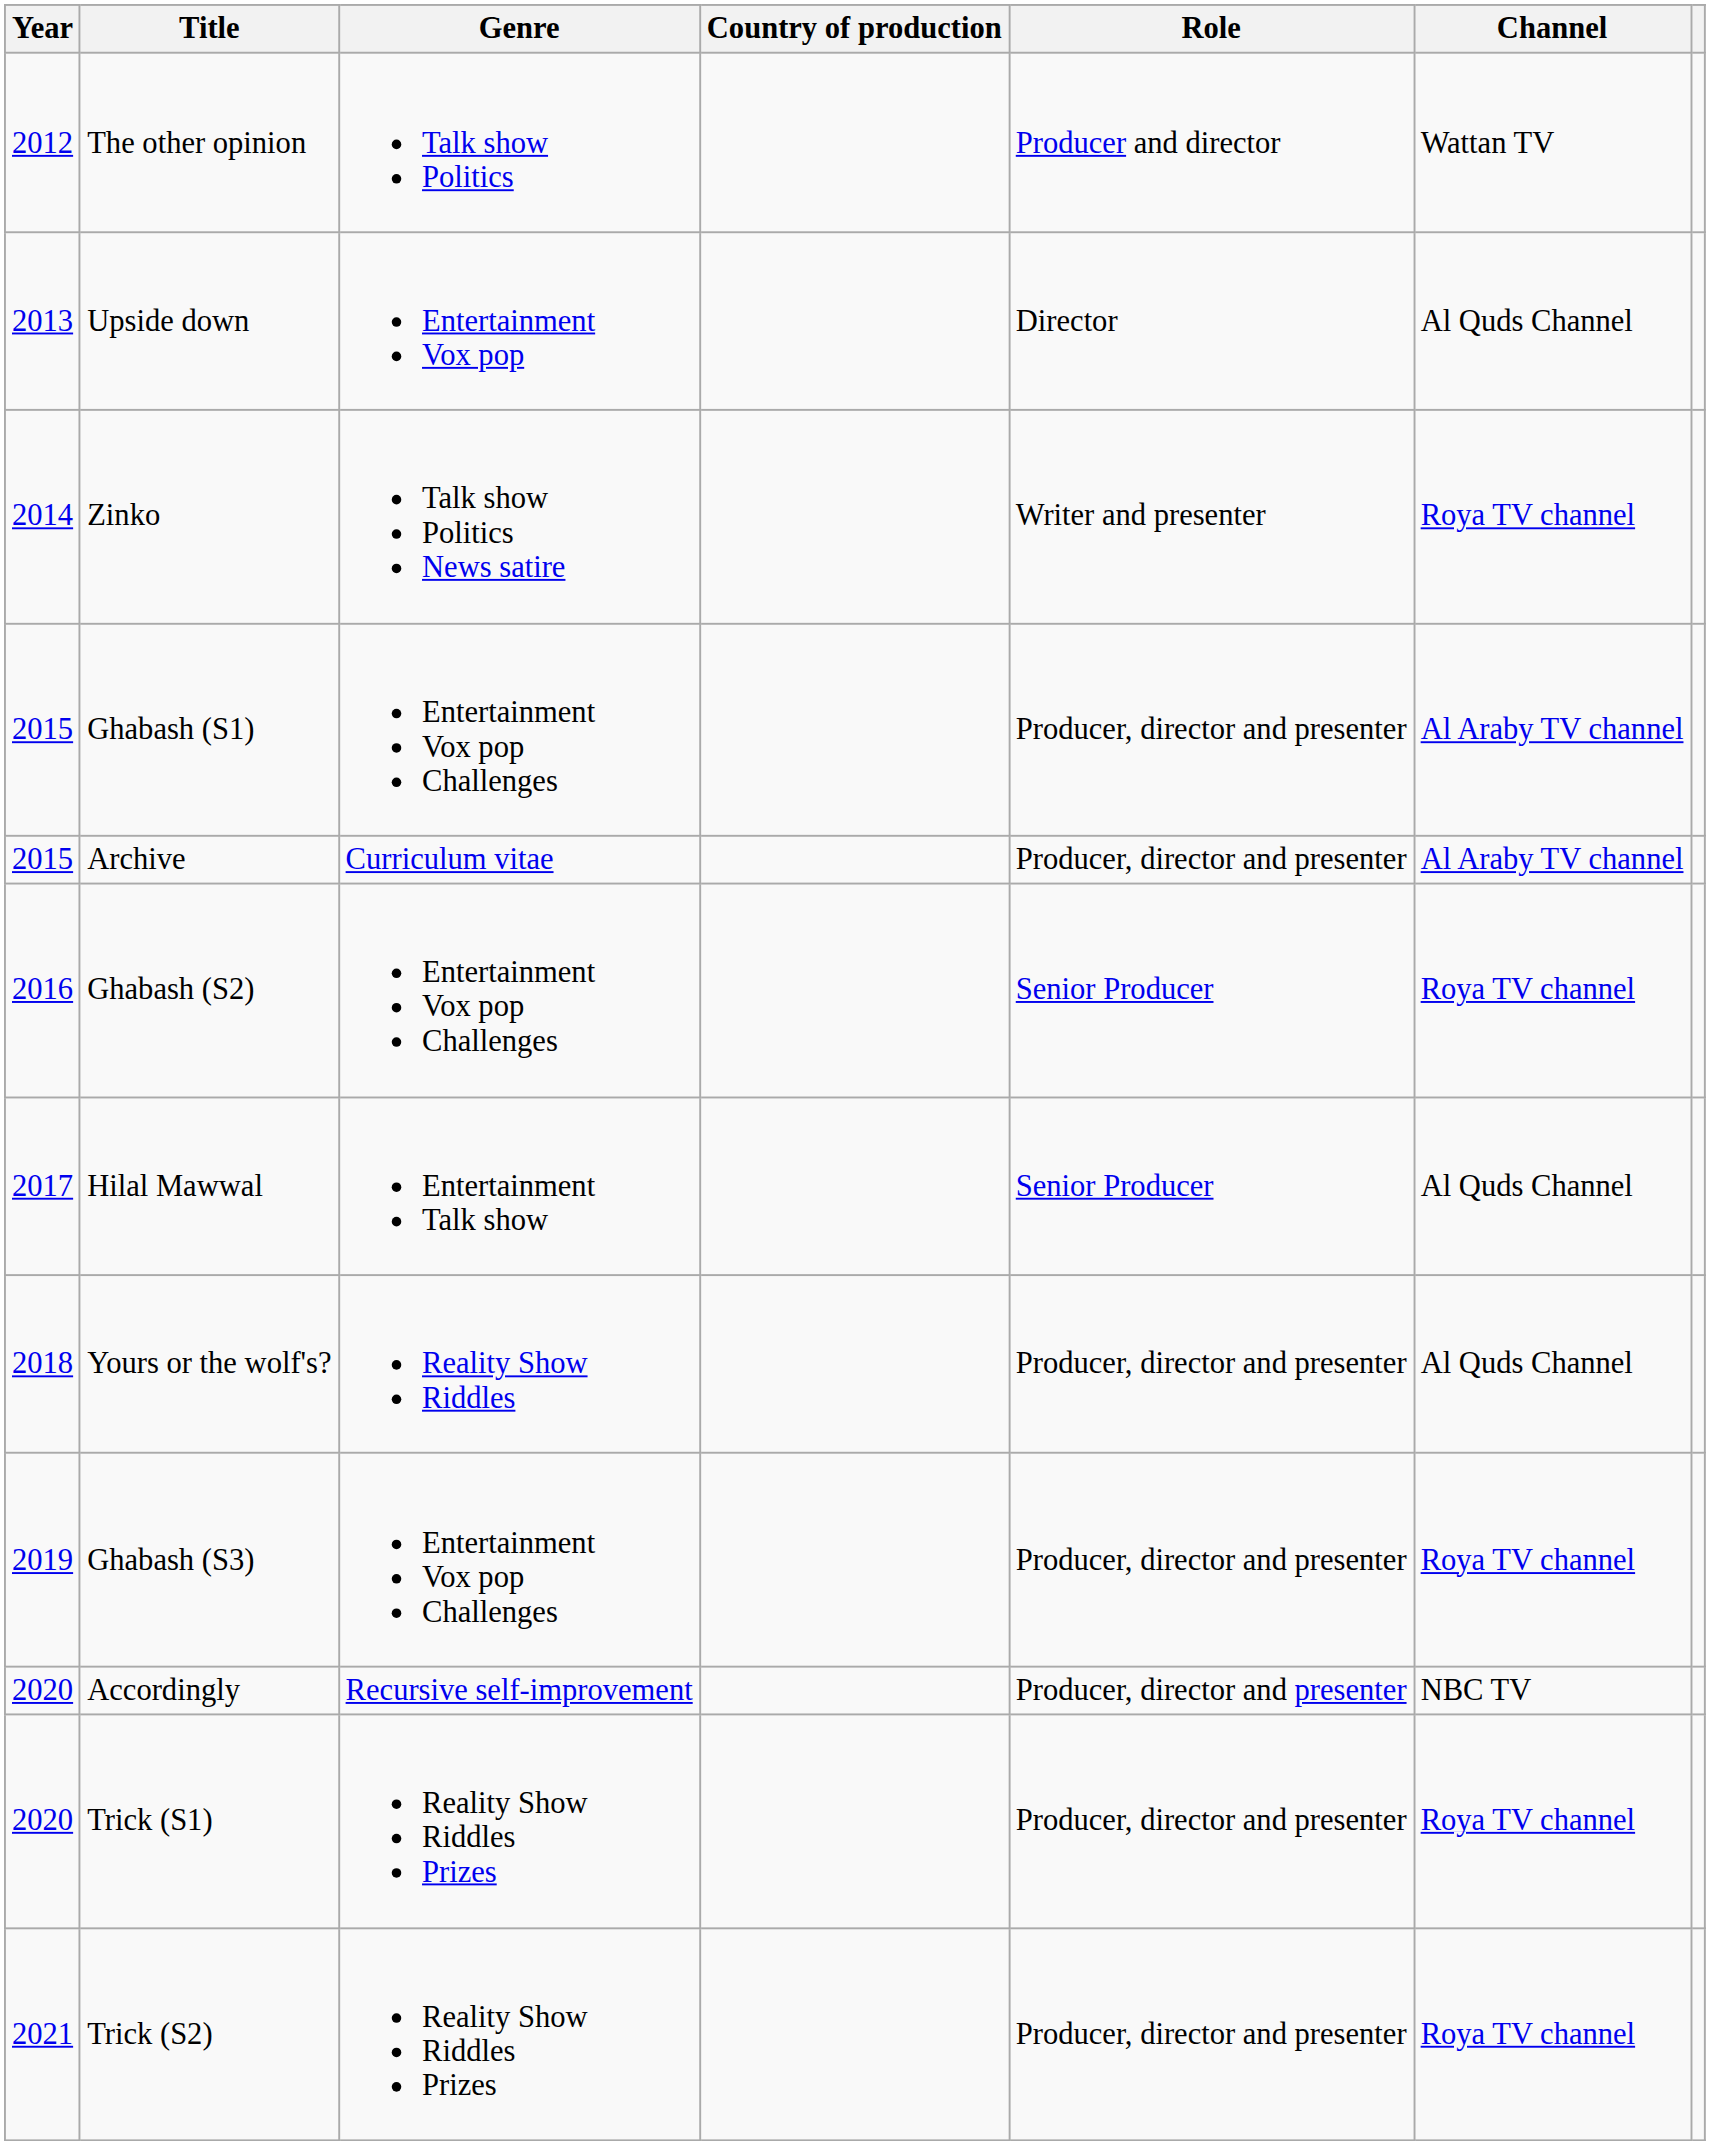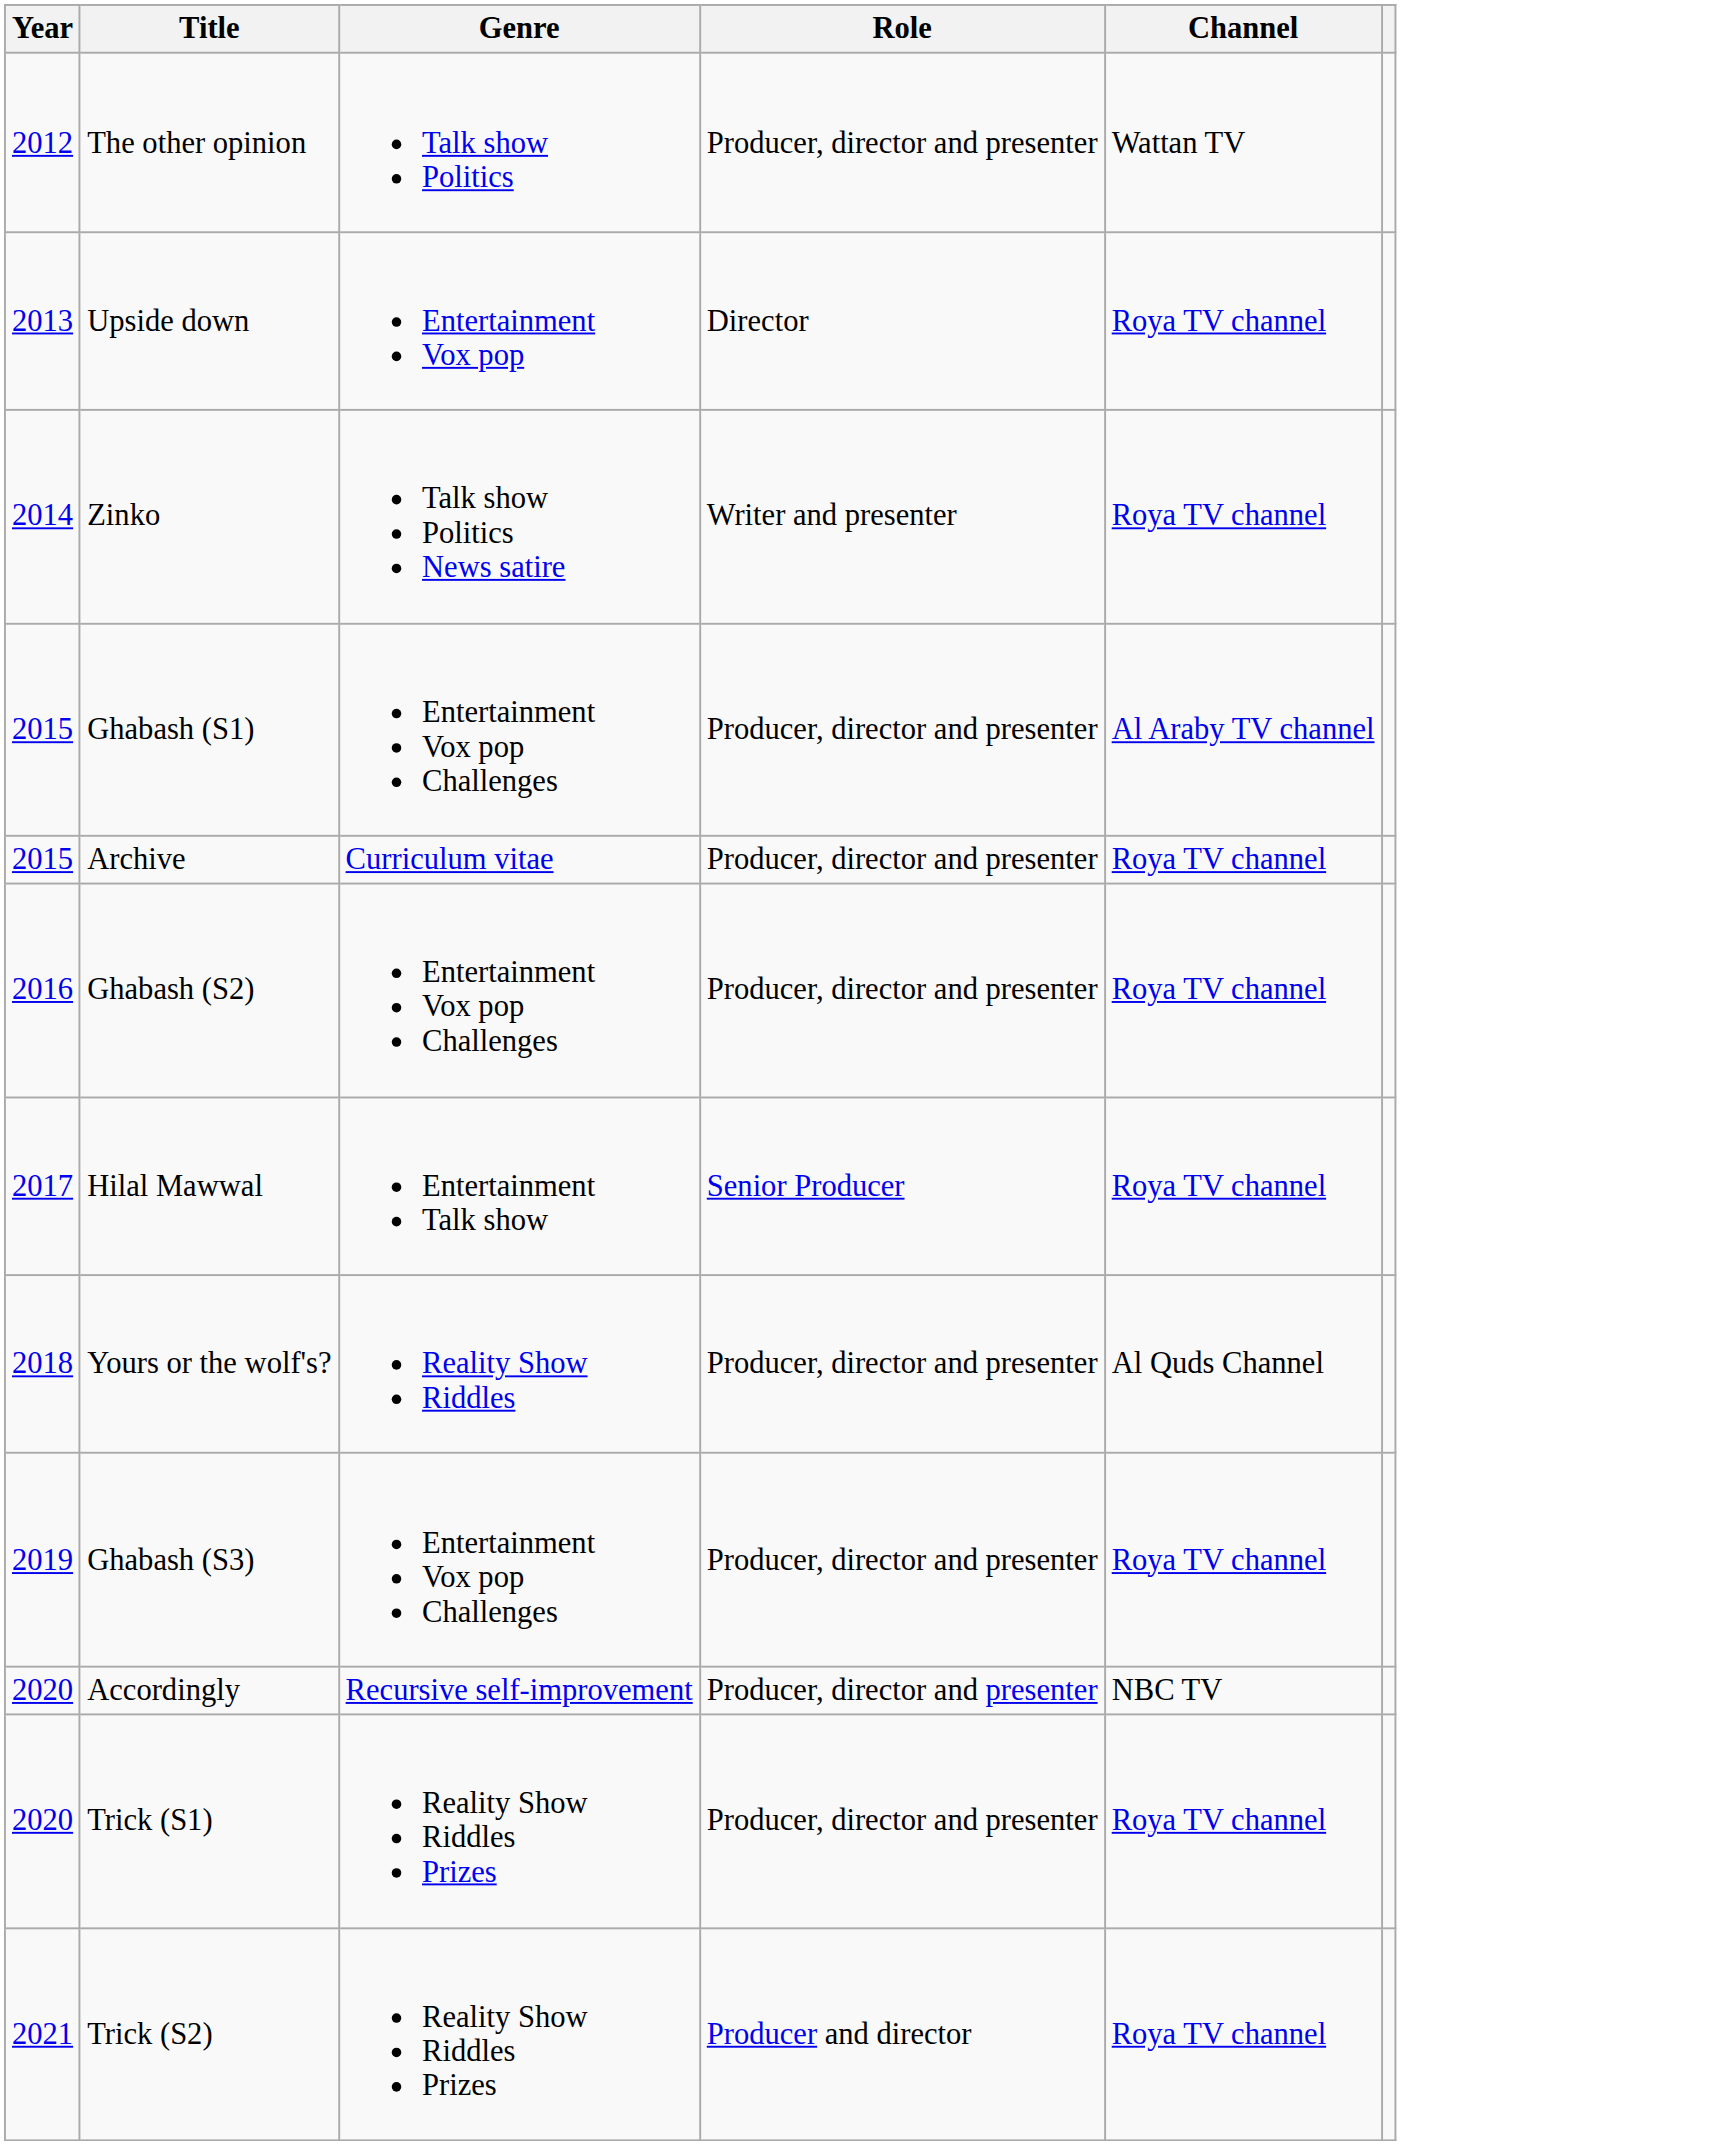- column: (854, 28)
(1148, 142) Producer and director -> (902, 142) Producer, director and presenter
(1527, 320) Al Quds Channel -> (1219, 320) Roya TV channel
(1552, 859) Al Araby TV channel -> (1219, 859) Roya TV channel
(1115, 989) Senior Producer -> (902, 989) Producer, director and presenter
(1527, 1185) Al Quds Channel -> (1219, 1185) Roya TV channel
(1211, 2033) Producer, director and presenter -> (839, 2033) Producer and director
